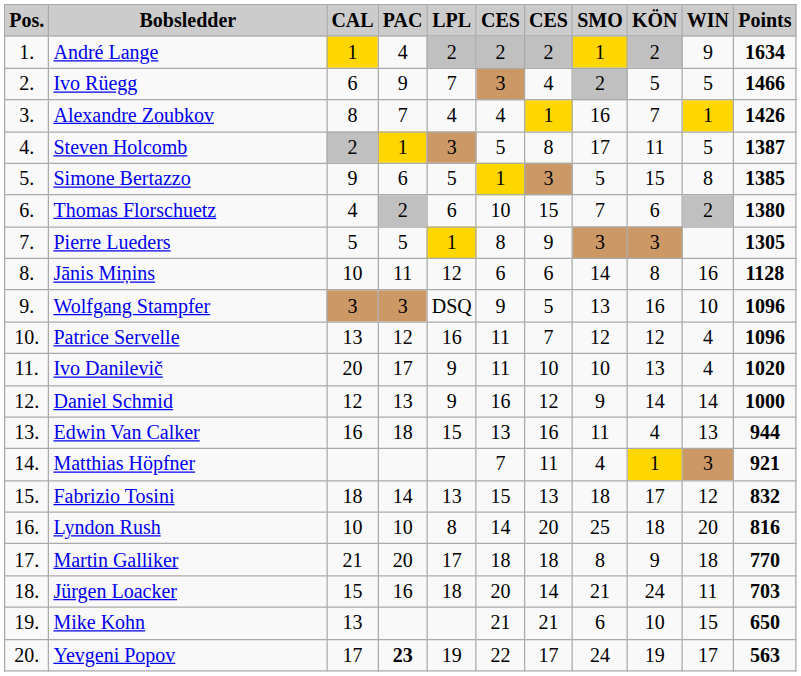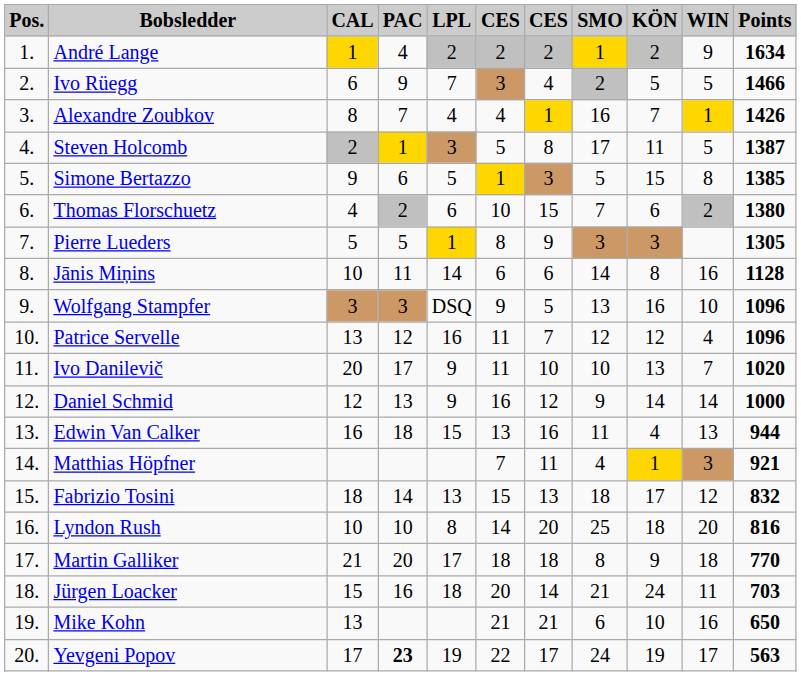(452, 274) 12 -> (452, 274) 14
(708, 369) 4 -> (708, 369) 7
(708, 623) 15 -> (708, 623) 16
